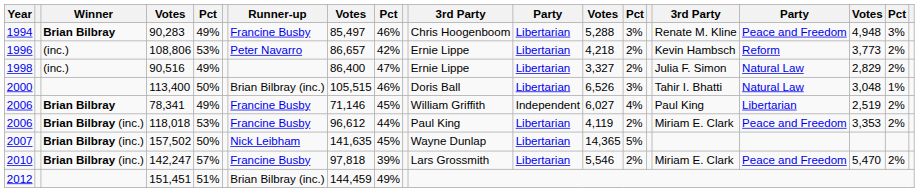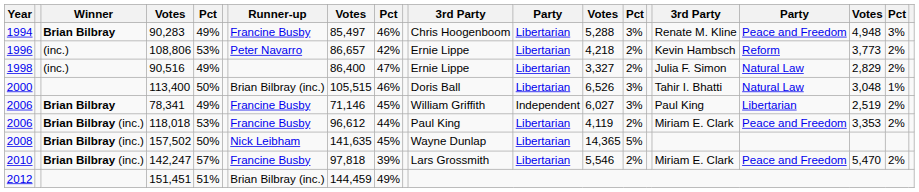(634, 105) 4% -> (634, 105) 3%
(20, 142) 2007 -> (20, 142) 2008
